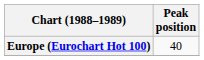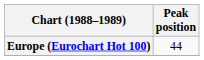(176, 45) 40 -> (176, 45) 44
